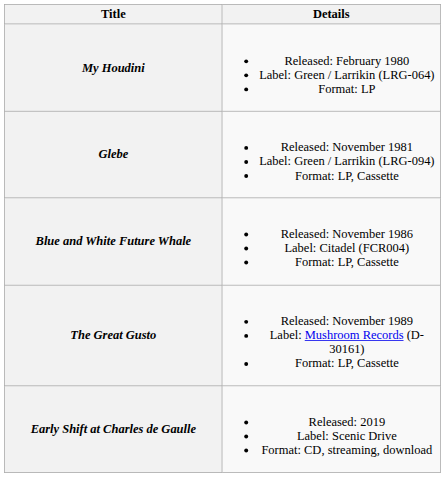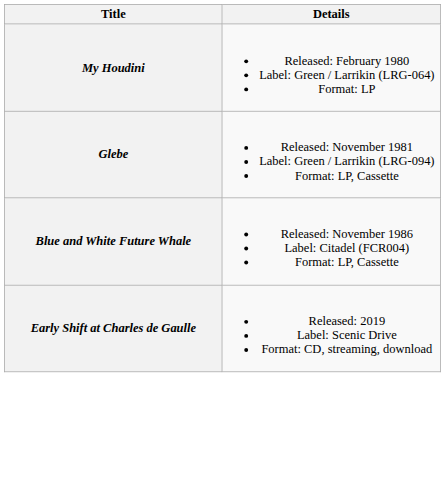- row: (113, 335)
